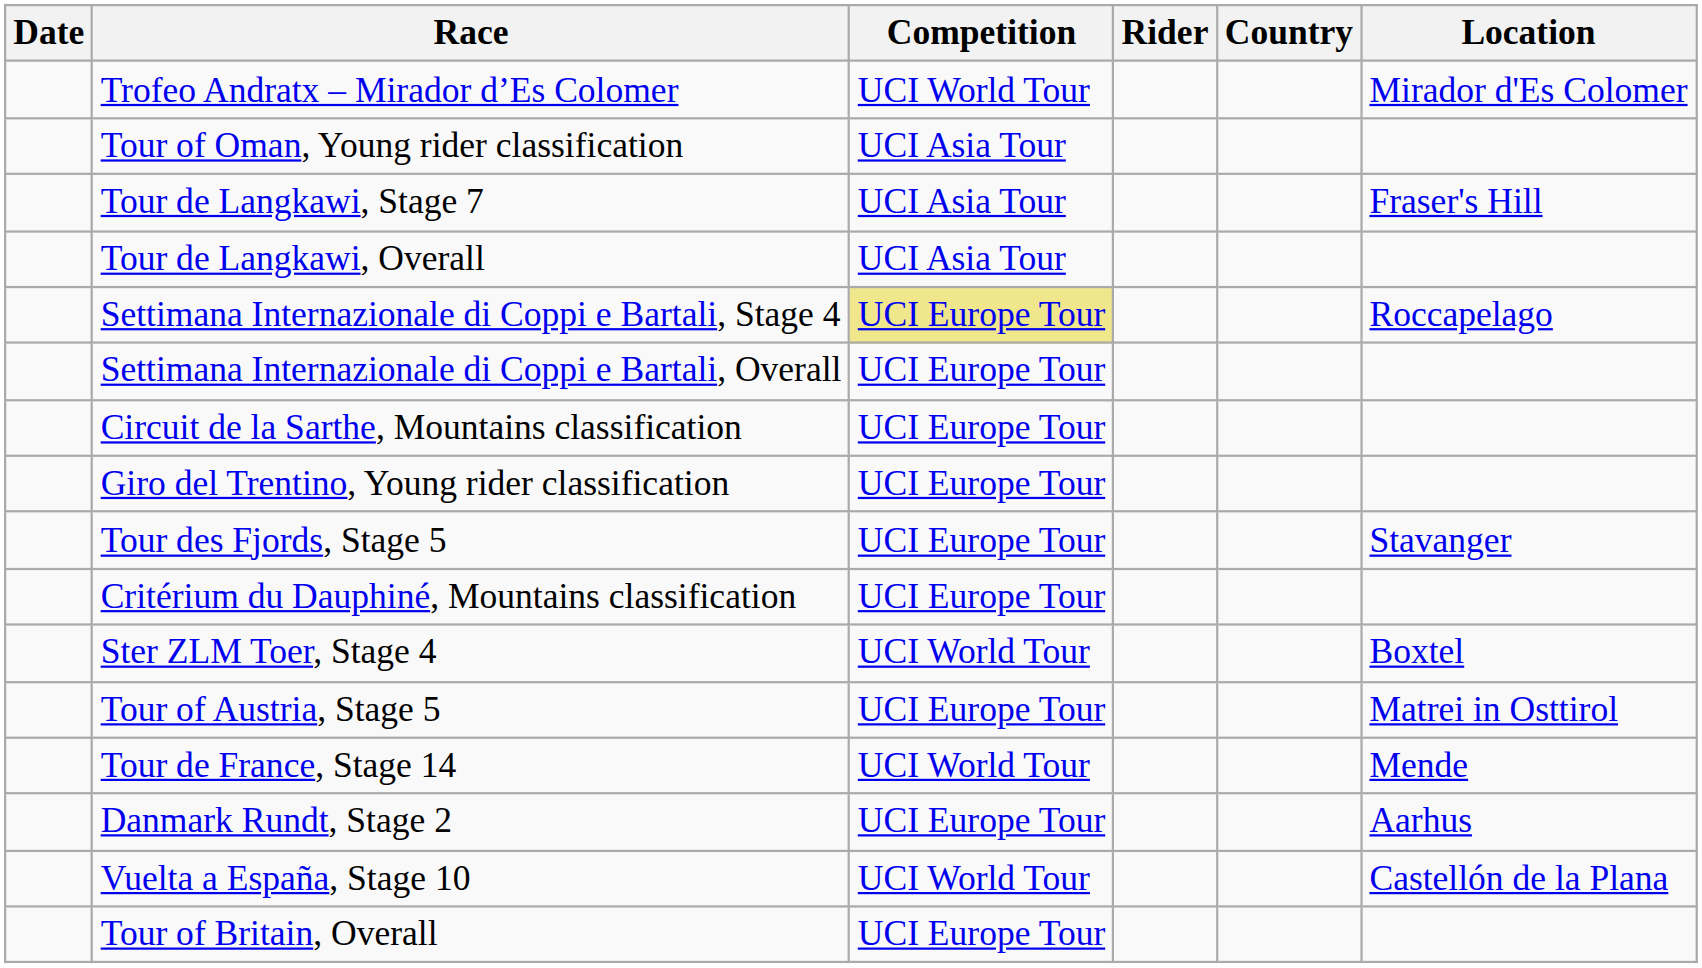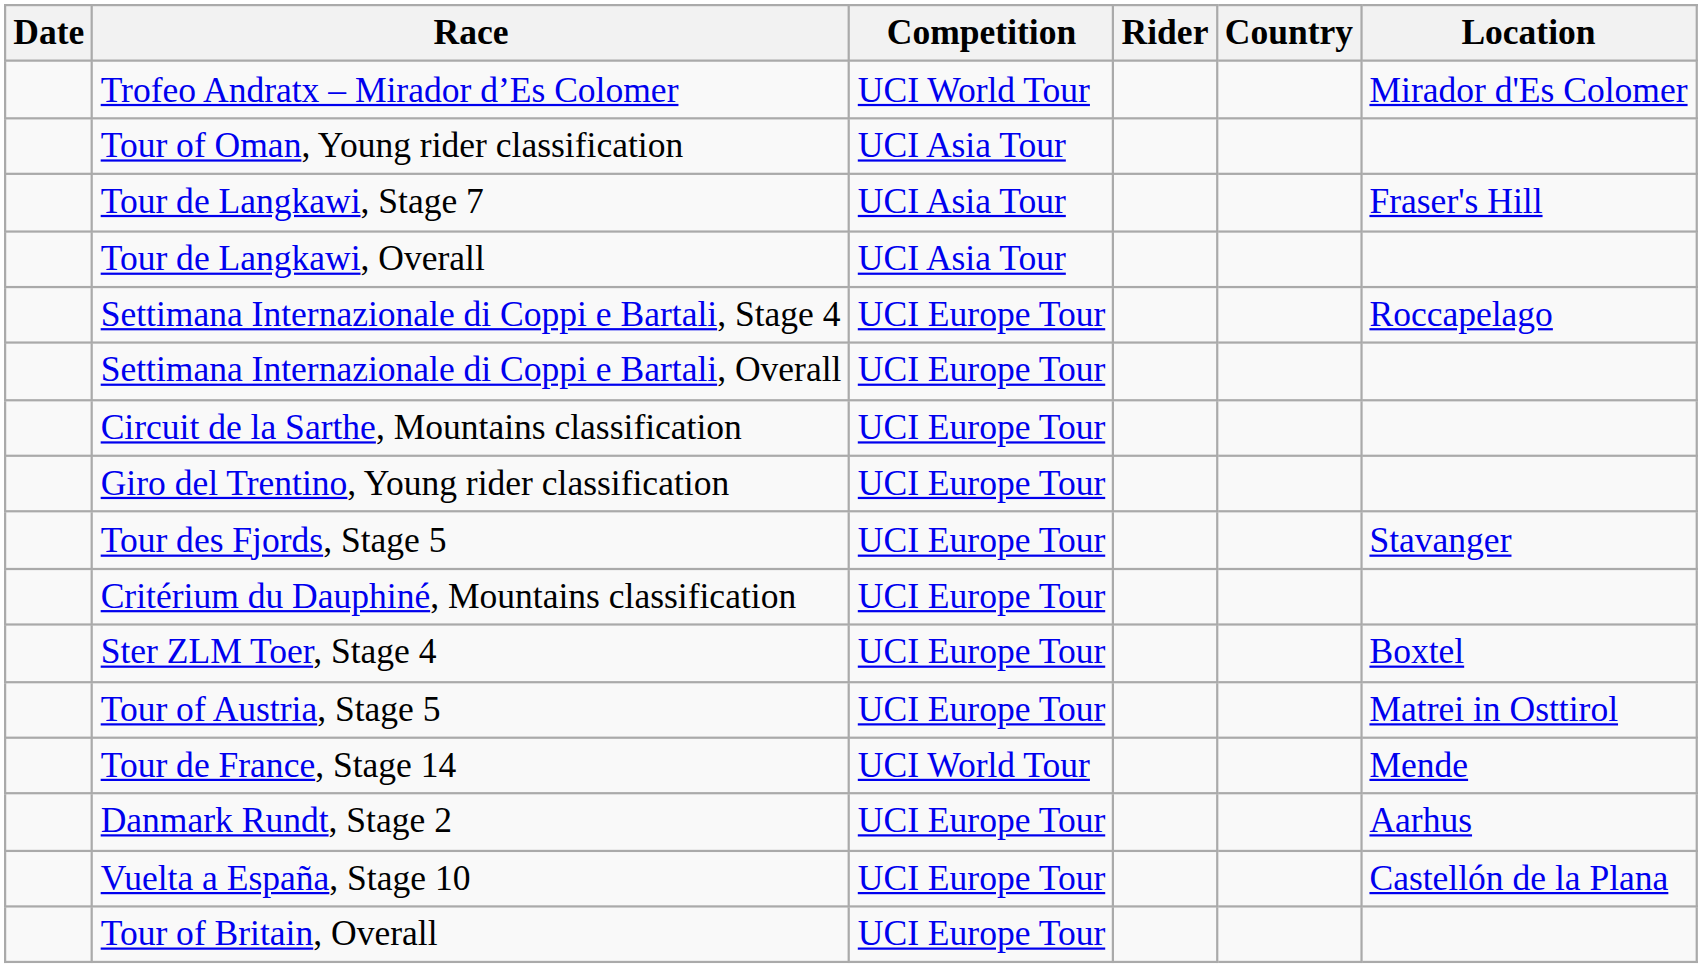(982, 314) khaki background -> (982, 314) no background
(974, 652) UCI World Tour -> (982, 652) UCI Europe Tour
(974, 877) UCI World Tour -> (982, 877) UCI Europe Tour
